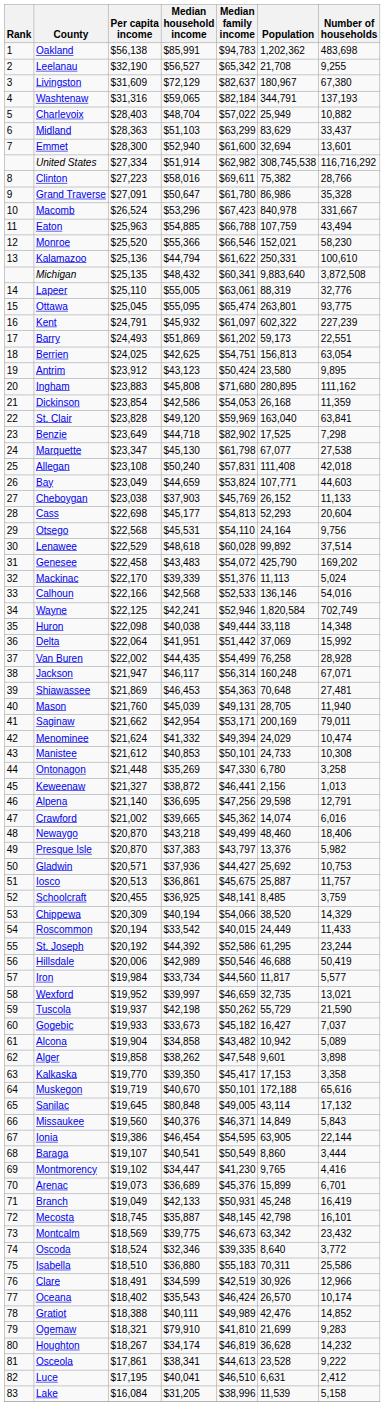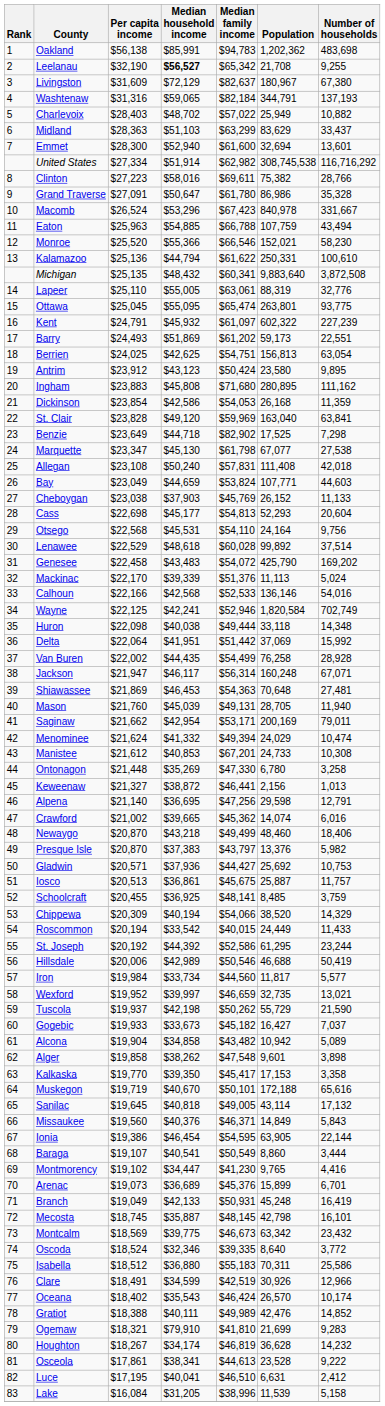(182, 67) normal -> (182, 67) bold
(182, 115) $48,704 -> (182, 115) $48,702
(237, 754) $50,101 -> (237, 754) $67,201
(182, 1106) $80,848 -> (182, 1106) $40,818
(129, 1266) $18,510 -> (129, 1266) $18,512
